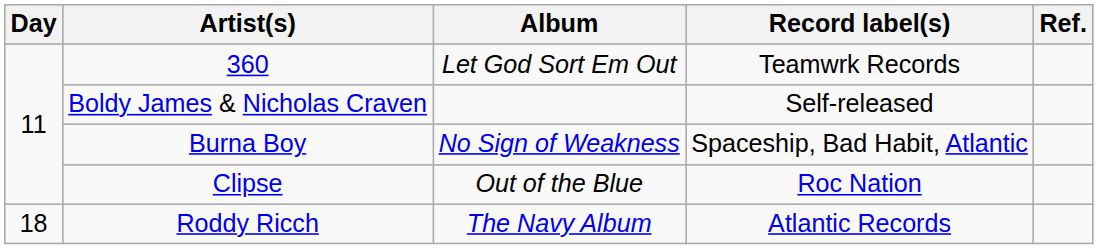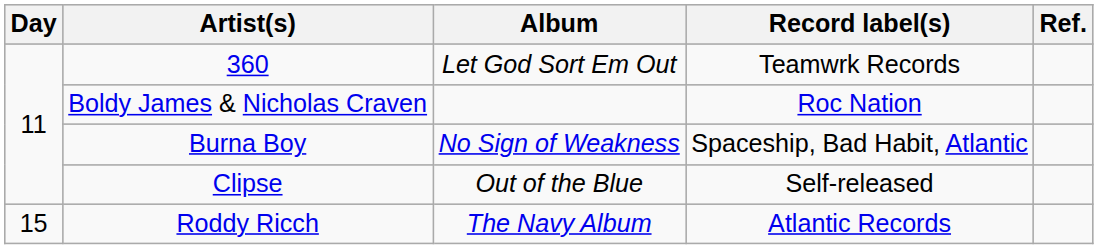(860, 104) Self-released -> (860, 104) Roc Nation
(860, 183) Roc Nation -> (860, 183) Self-released
(34, 223) 18 -> (34, 223) 15
